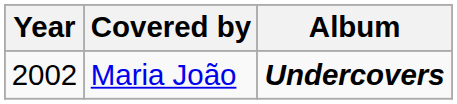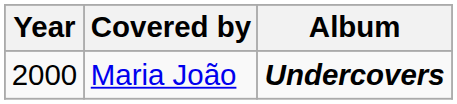(44, 74) 2002 -> (44, 74) 2000
